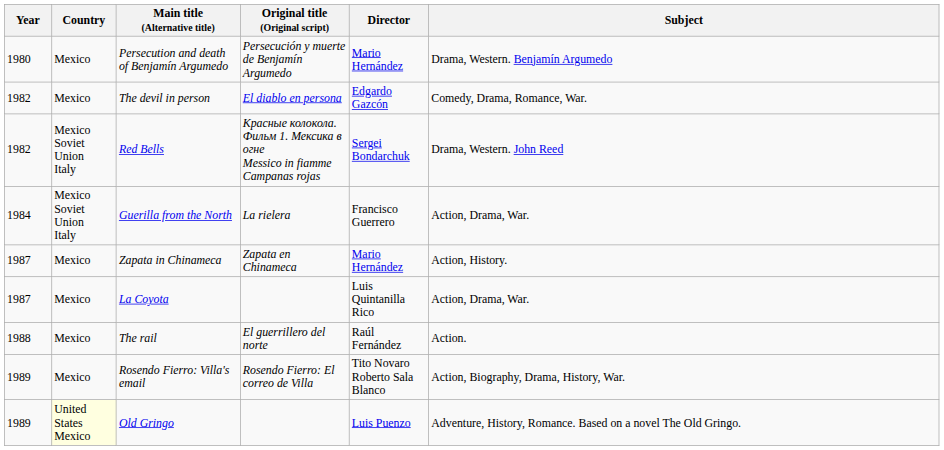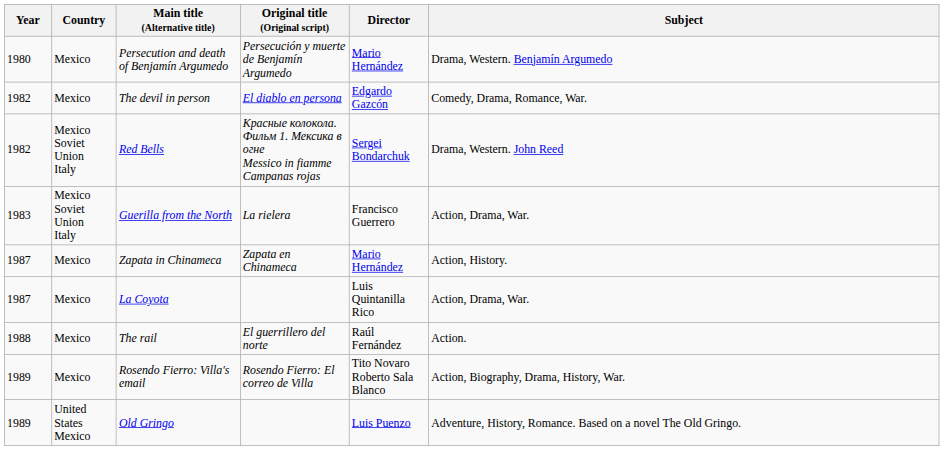(19, 215) 1984 -> (19, 215) 1983
(72, 422) lightyellow background -> (72, 422) no background
